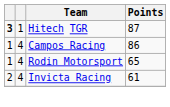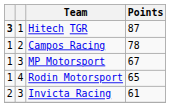(21, 45) 4 -> (21, 45) 2
(134, 45) 86 -> (134, 45) 78
+ row: (67, 62)
(21, 78) 4 -> (21, 95) 3
